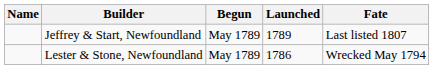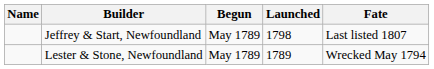(279, 34) 1789 -> (279, 34) 1798
(279, 54) 1786 -> (279, 54) 1789
